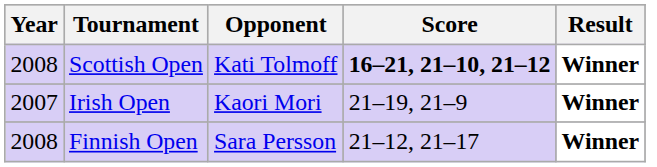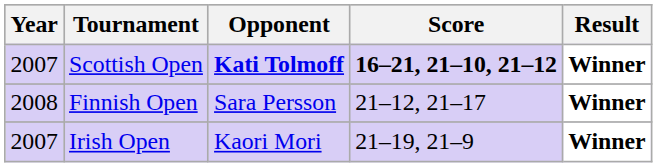(34, 63) 2008 -> (34, 63) 2007
(276, 63) normal -> (279, 63) bold
rows swapped: (133, 142) <-> (119, 102)
